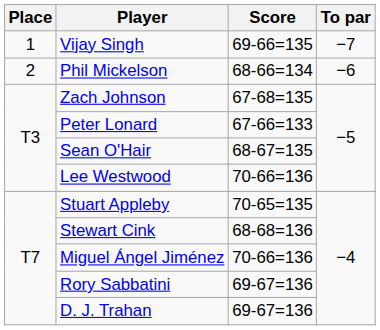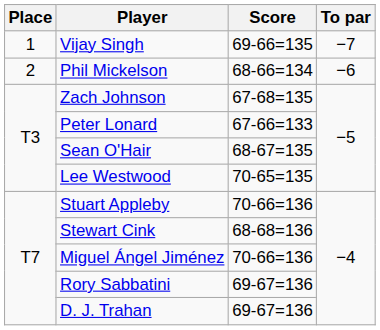(273, 177) 70-66=136 -> (273, 177) 70-65=135
(273, 204) 70-65=135 -> (273, 204) 70-66=136
